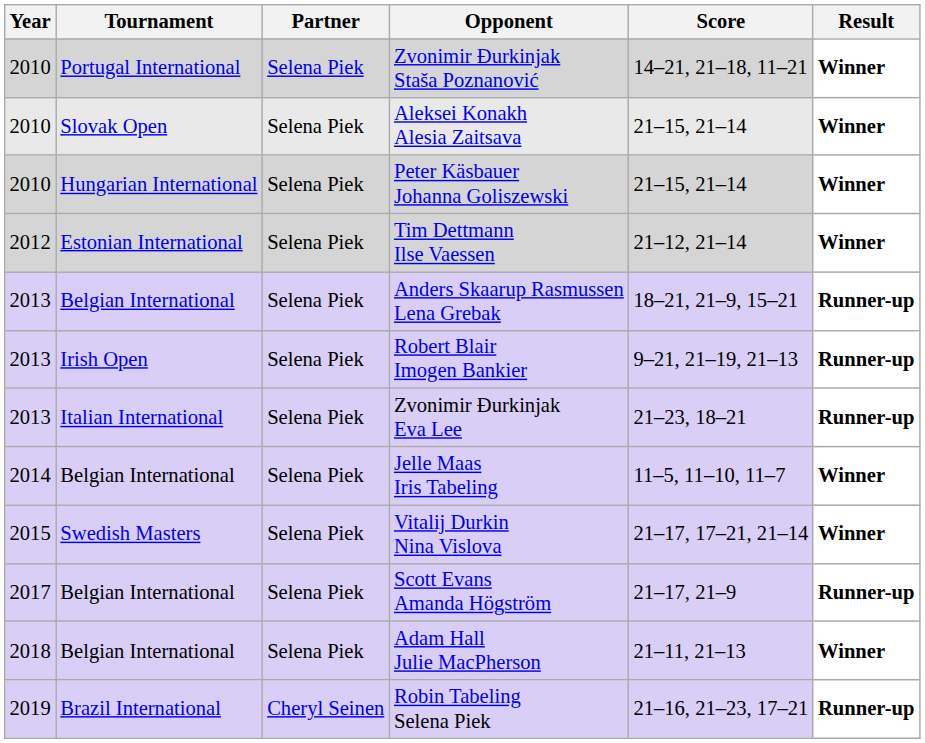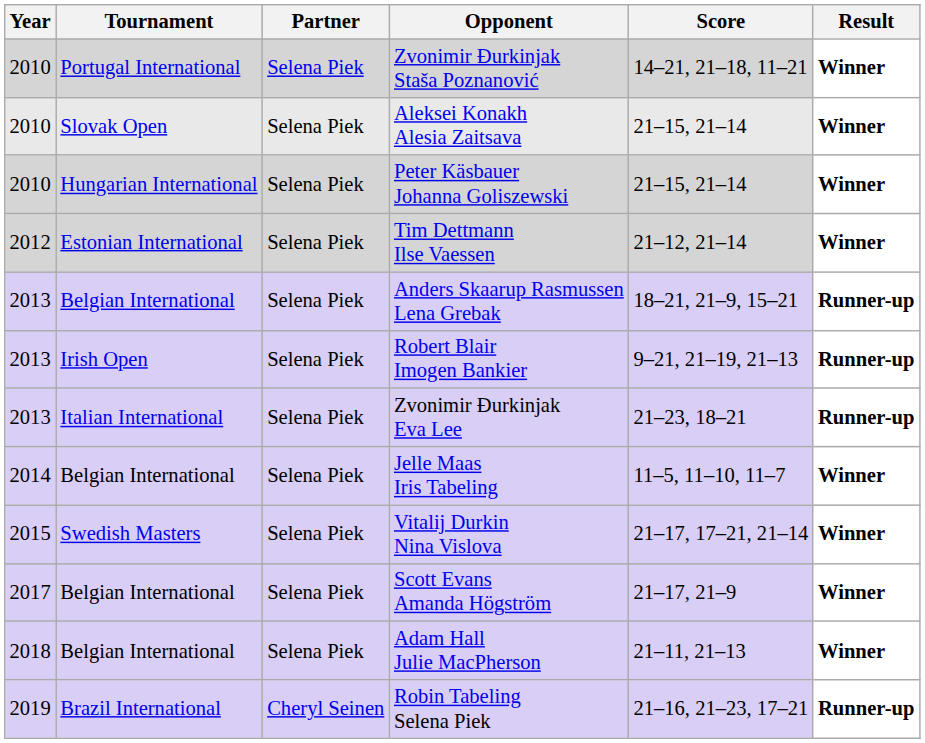(866, 592) Runner-up -> (852, 592) Winner
